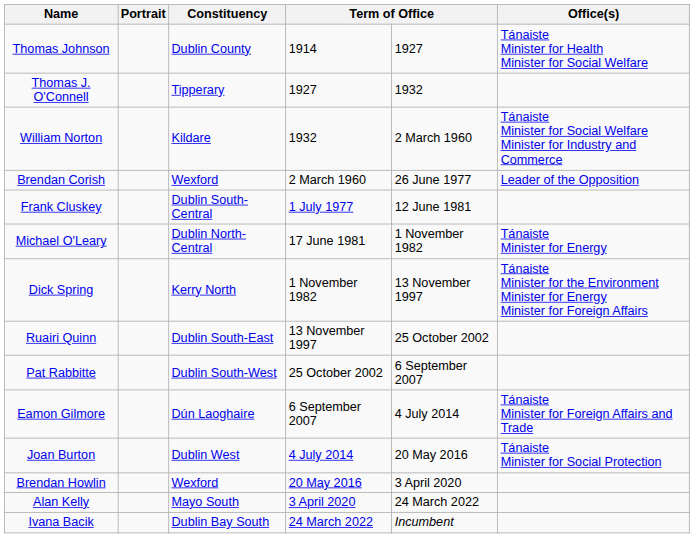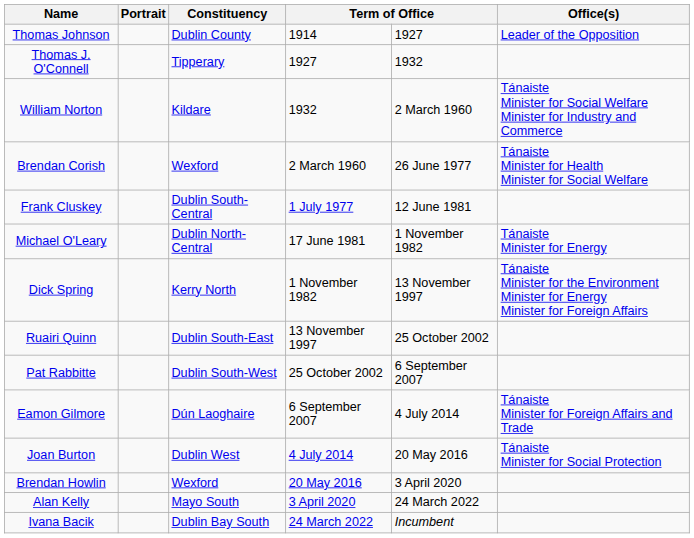(574, 48) Tánaiste Minister for Health Minister for Social Welfare -> (570, 34) Leader of the Opposition
(570, 180) Leader of the Opposition -> (574, 165) Tánaiste Minister for Health Minister for Social Welfare
